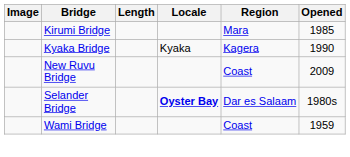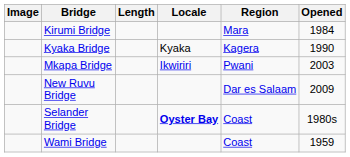(322, 30) 1985 -> (322, 30) 1984
+ row: (78, 65)
(238, 71) Coast -> (260, 89) Dar es Salaam
(260, 101) Dar es Salaam -> (238, 119) Coast
